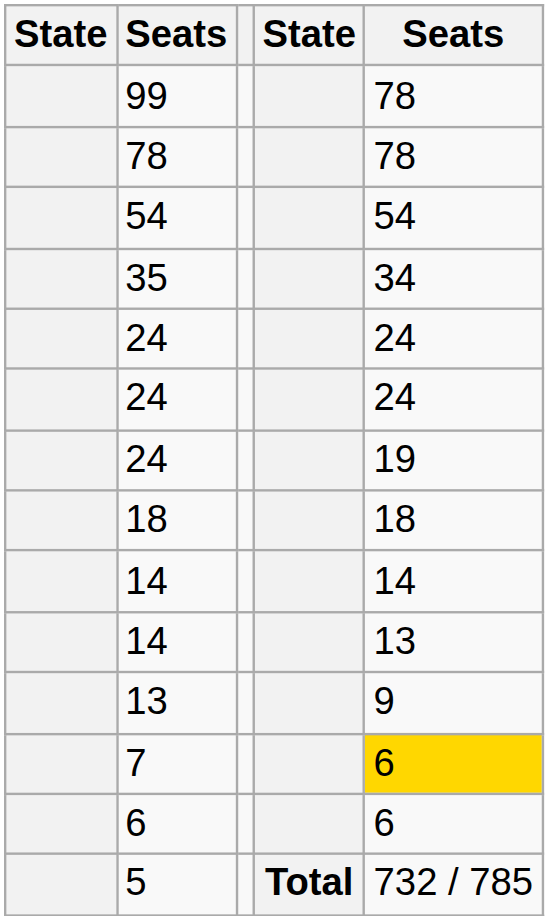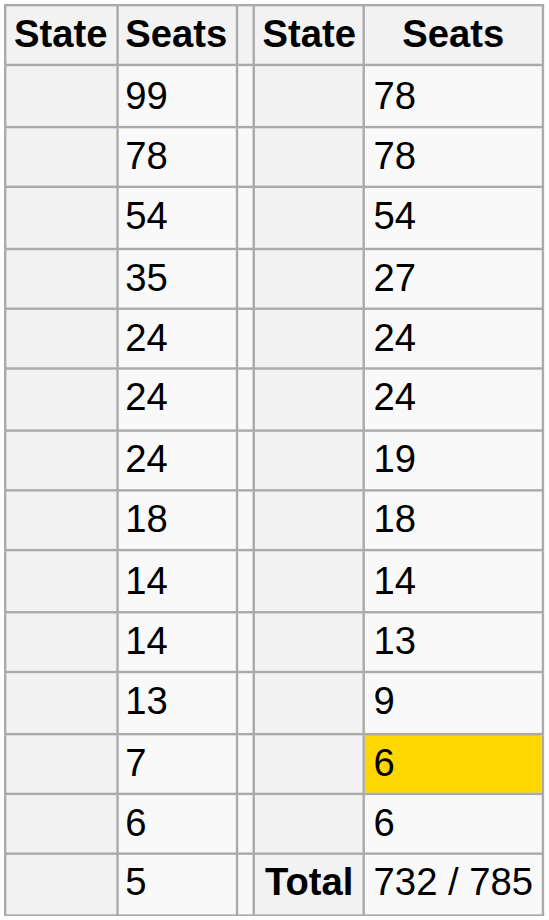(395, 277) 34 -> (395, 277) 27
